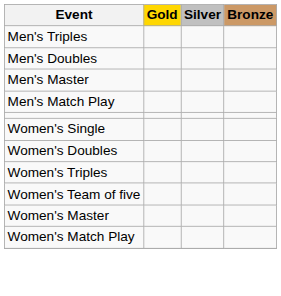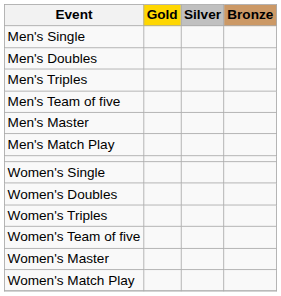+ row: (46, 36)
rows swapped: (52, 58) <-> (47, 36)
+ row: (64, 101)
